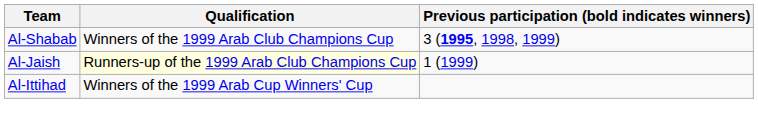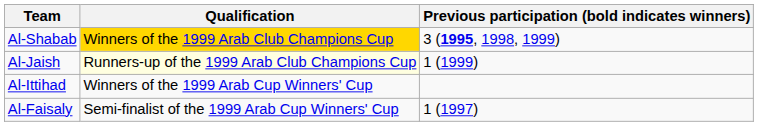(238, 39) no background -> (238, 39) gold background
+ row: (40, 109)
